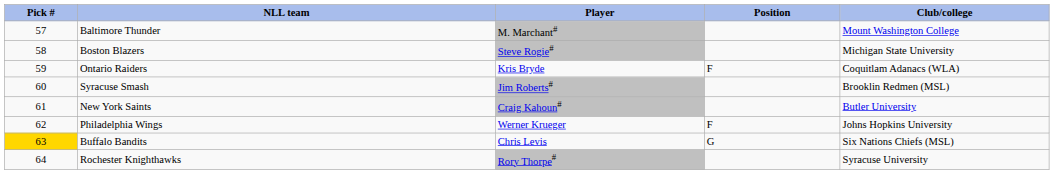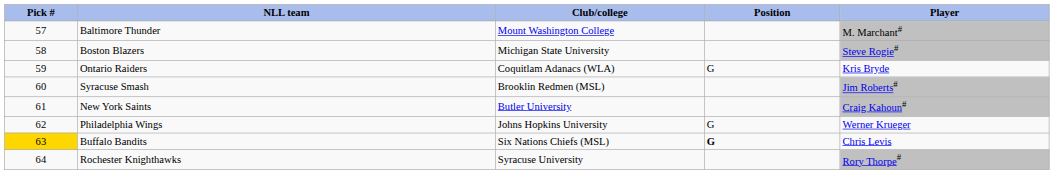columns swapped: (600, 12) <-> (945, 12)
(710, 68) F -> (711, 68) G
(710, 124) F -> (711, 124) G
(711, 141) normal -> (711, 141) bold
